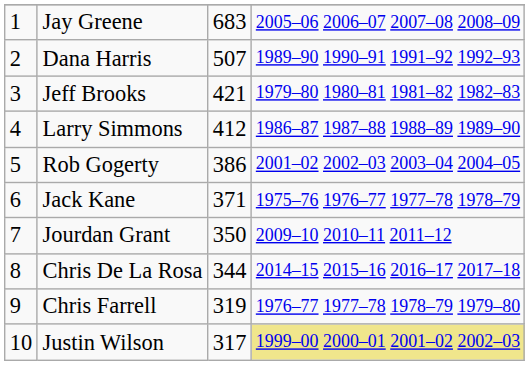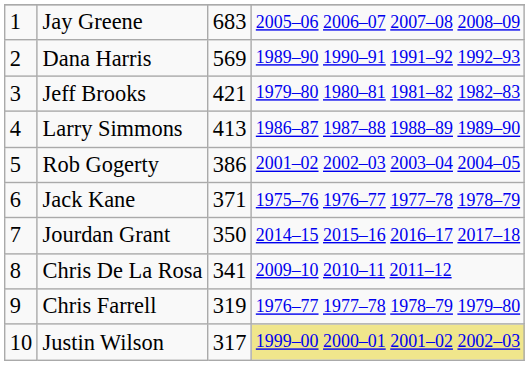(230, 57) 507 -> (230, 57) 569
(230, 128) 412 -> (230, 128) 413
(354, 235) 2009–10 2010–11 2011–12 -> (388, 235) 2014–15 2015–16 2016–17 2017–18
(230, 270) 344 -> (230, 270) 341
(388, 270) 2014–15 2015–16 2016–17 2017–18 -> (354, 270) 2009–10 2010–11 2011–12
